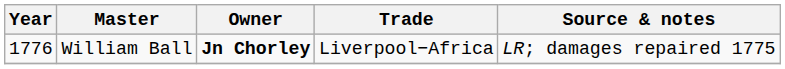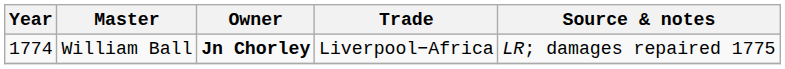(31, 49) 1776 -> (31, 49) 1774
